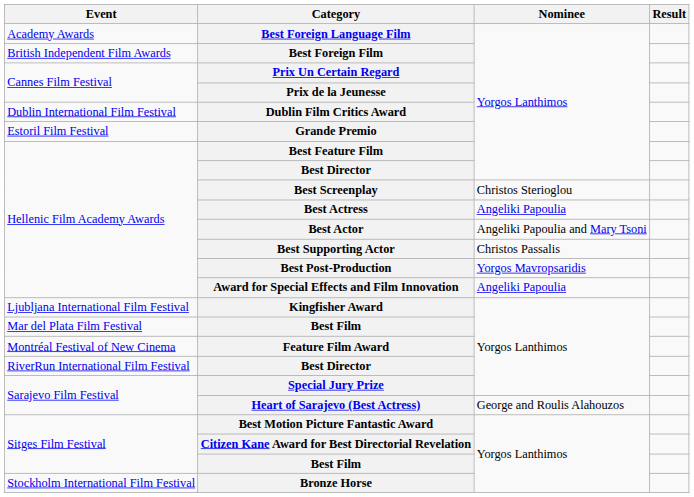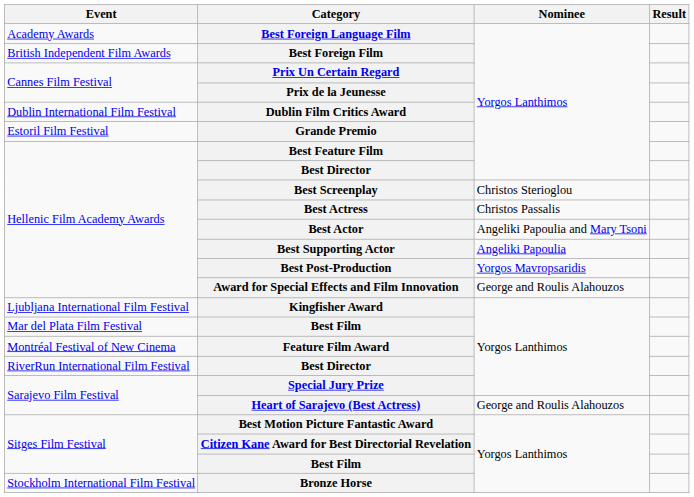(521, 209) Angeliki Papoulia -> (518, 209) Christos Passalis
(518, 248) Christos Passalis -> (521, 248) Angeliki Papoulia
(521, 287) Angeliki Papoulia -> (550, 287) George and Roulis Alahouzos
